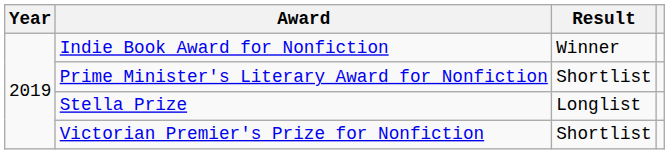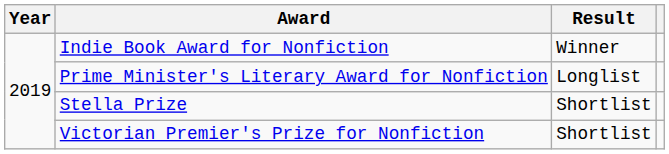(604, 77) Shortlist -> (599, 77) Longlist
(599, 106) Longlist -> (604, 106) Shortlist
